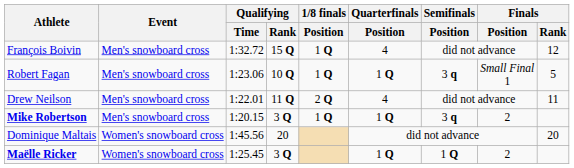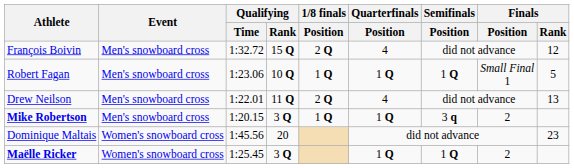(324, 50) 1 Q -> (324, 50) 2 Q
(449, 74) 3 q -> (449, 74) 1 Q
(553, 99) 11 -> (553, 99) 13
(553, 136) 20 -> (553, 136) 23
